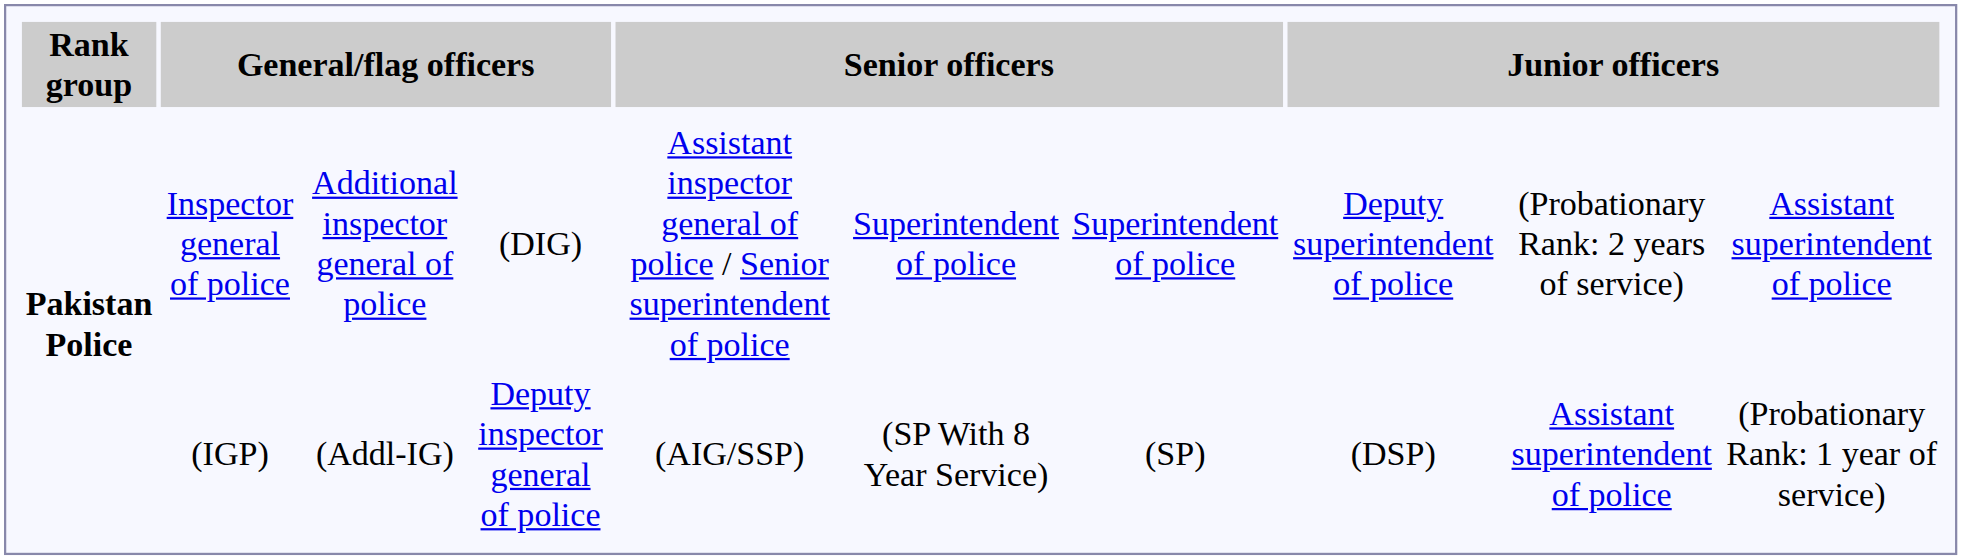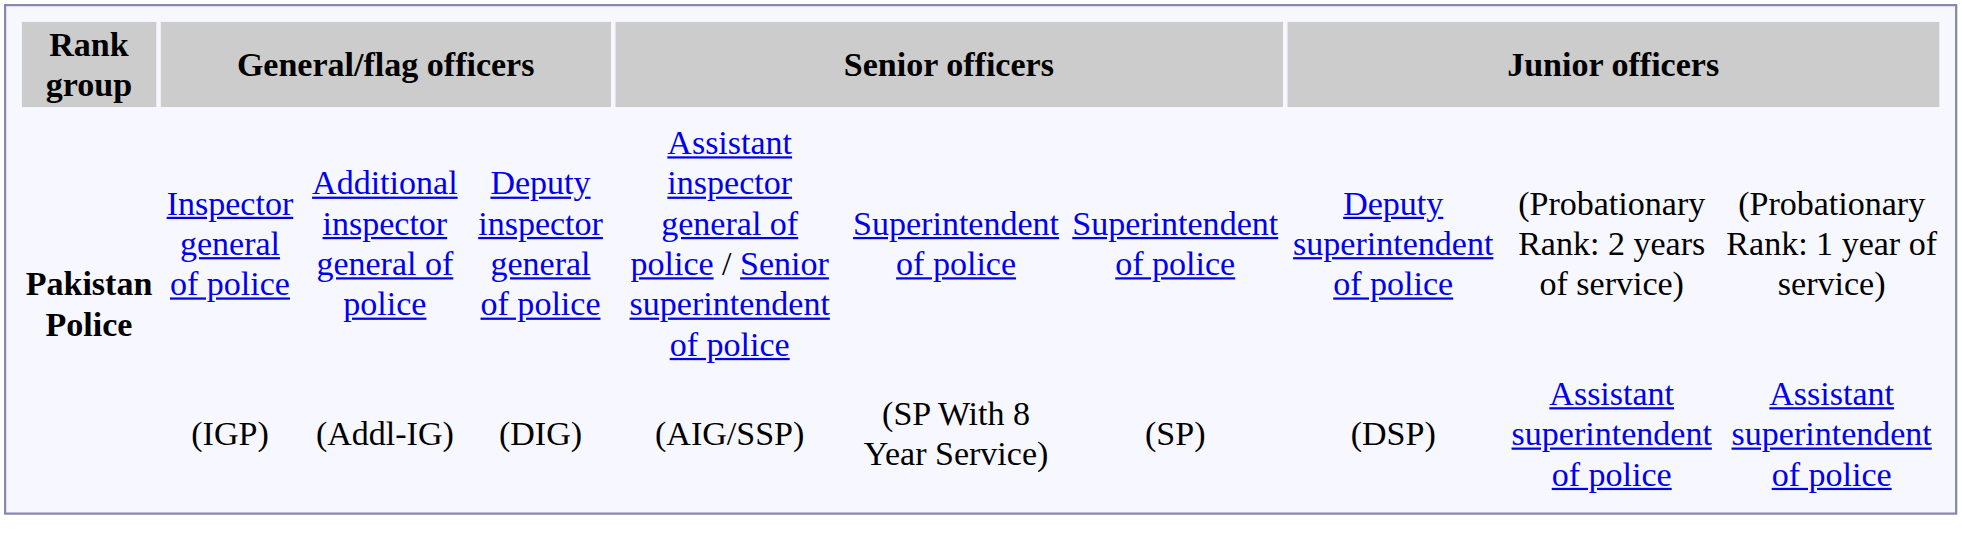(541, 243) (DIG) -> (541, 243) Deputy inspector general of police
(1832, 243) Assistant superintendent of police -> (1832, 243) (Probationary Rank: 1 year of service)
(541, 453) Deputy inspector general of police -> (541, 433) (DIG)
(1832, 453) (Probationary Rank: 1 year of service) -> (1832, 433) Assistant superintendent of police
